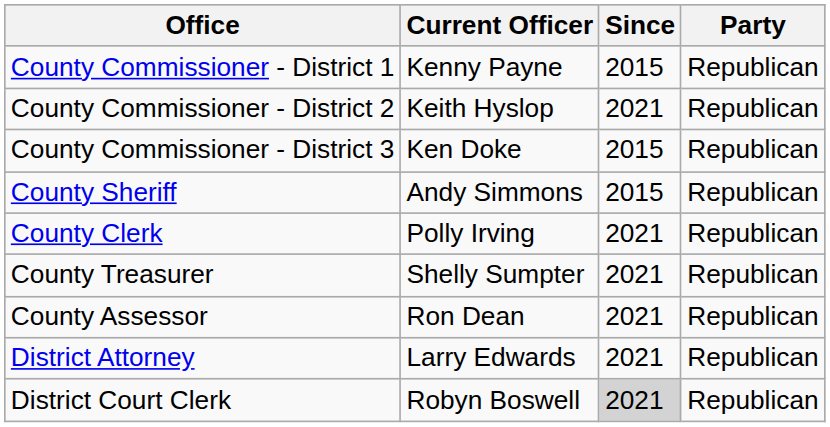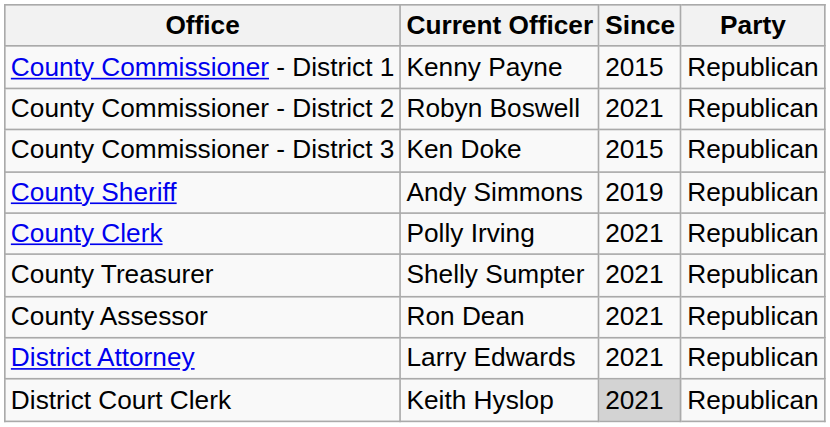(480, 108) Keith Hyslop -> (493, 108) Robyn Boswell
(634, 191) 2015 -> (634, 191) 2019
(493, 399) Robyn Boswell -> (480, 399) Keith Hyslop
